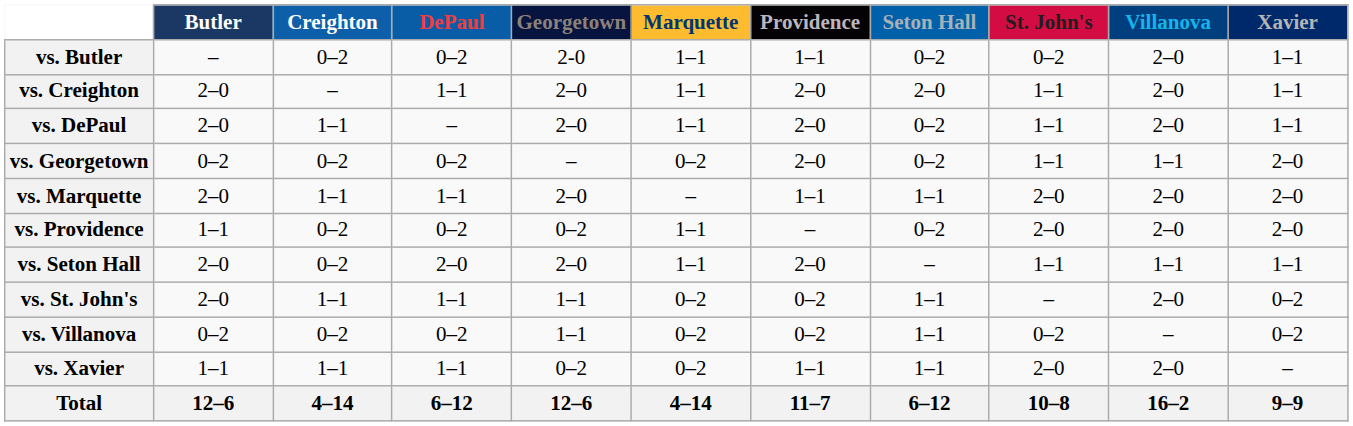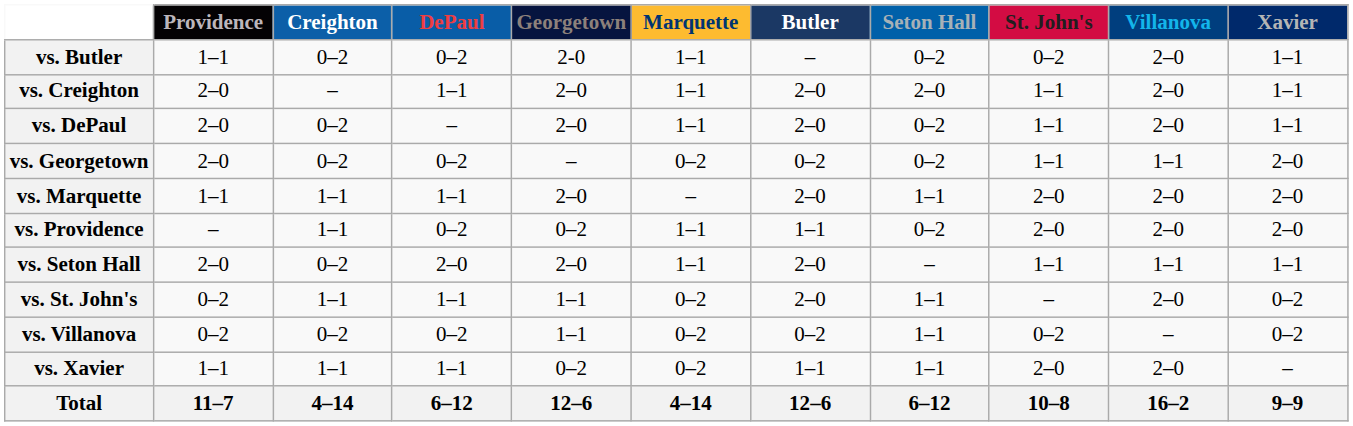columns swapped: (213, 22) <-> (810, 22)
(333, 126) 1–1 -> (333, 126) 0–2
(333, 230) 0–2 -> (333, 230) 1–1
